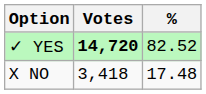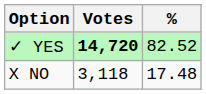(103, 75) 3,418 -> (103, 75) 3,118
